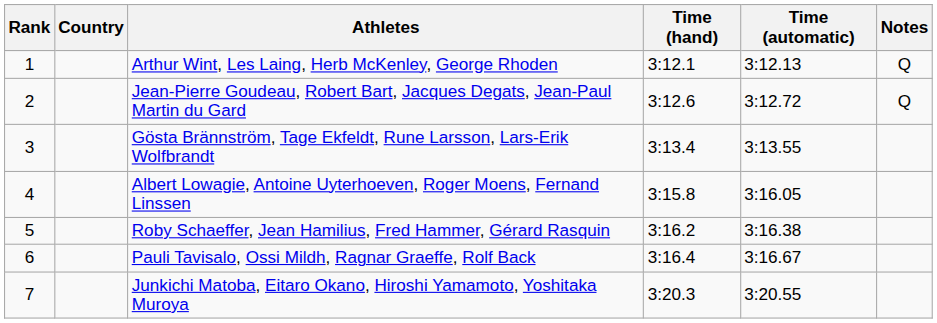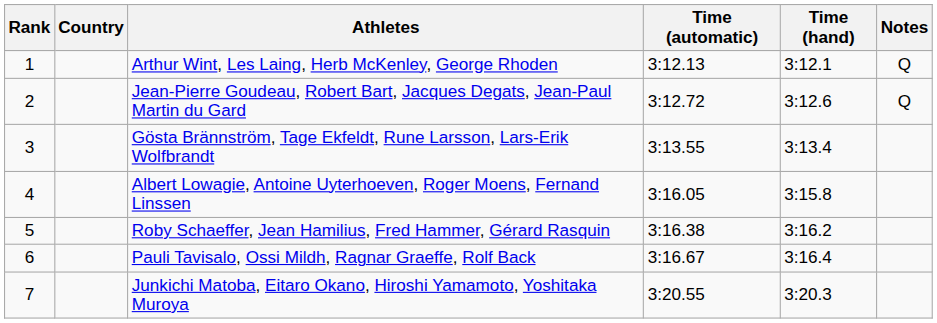columns swapped: (692, 27) <-> (809, 27)
